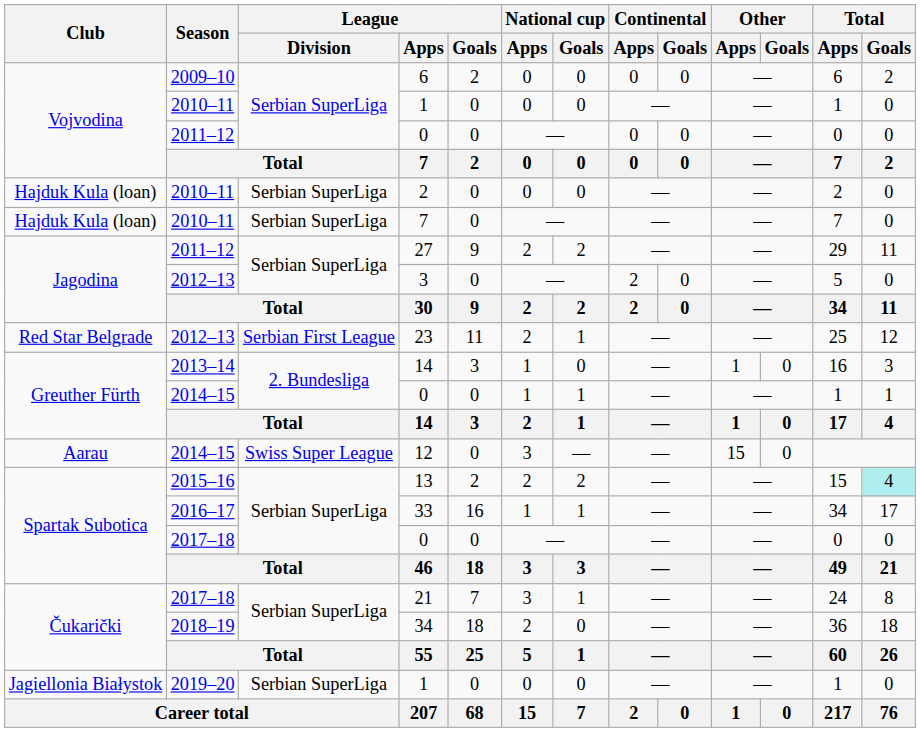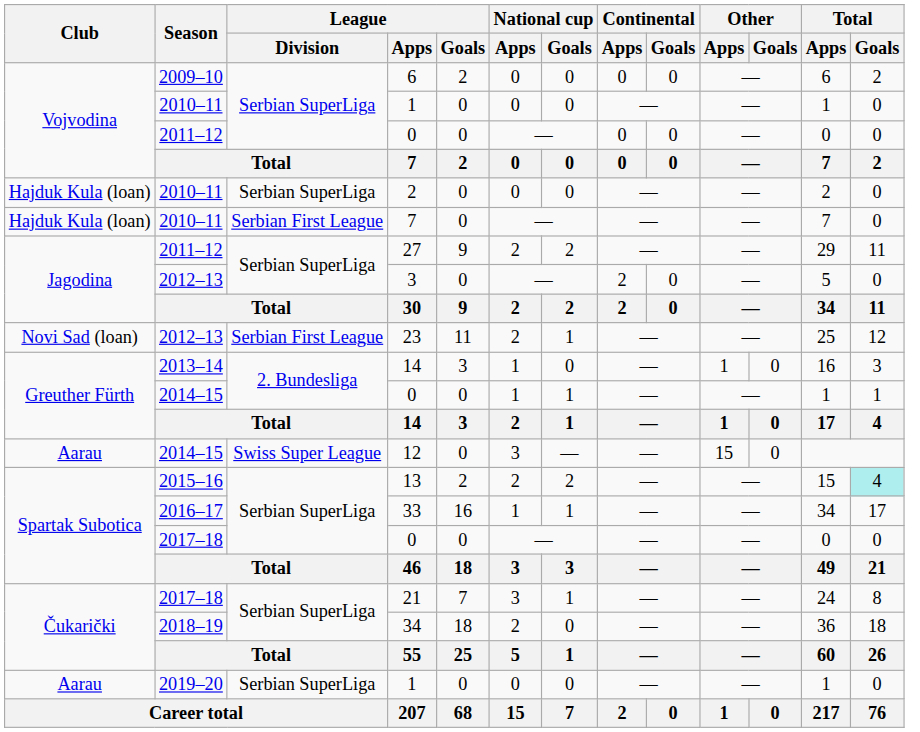(319, 221) Serbian SuperLiga -> (307, 221) Serbian First League
(86, 337) Red Star Belgrade -> (80, 337) Novi Sad (loan)
(86, 684) Jagiellonia Białystok -> (80, 684) Aarau
